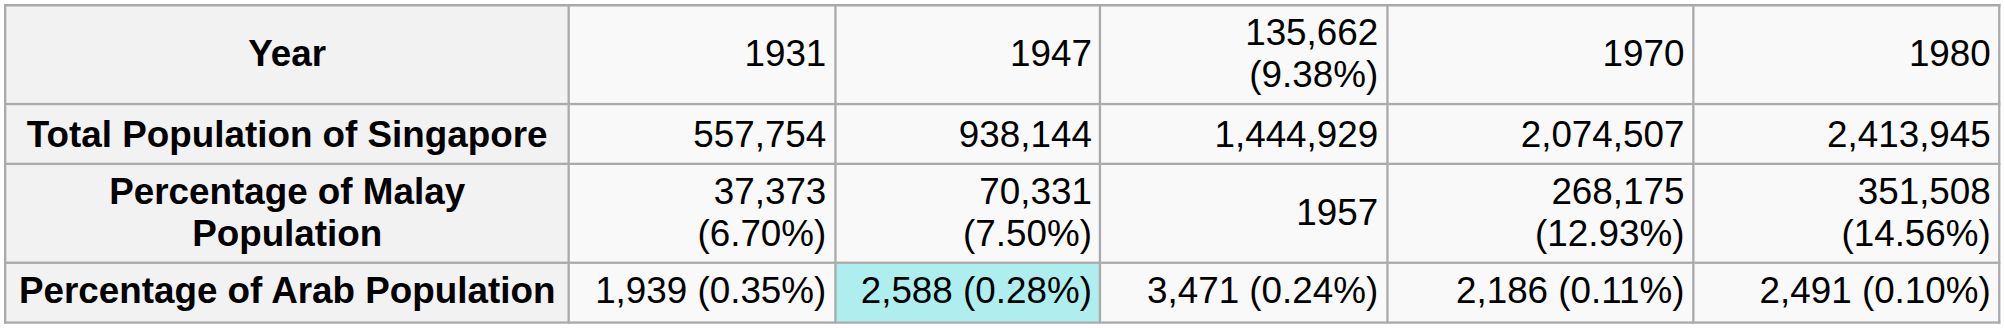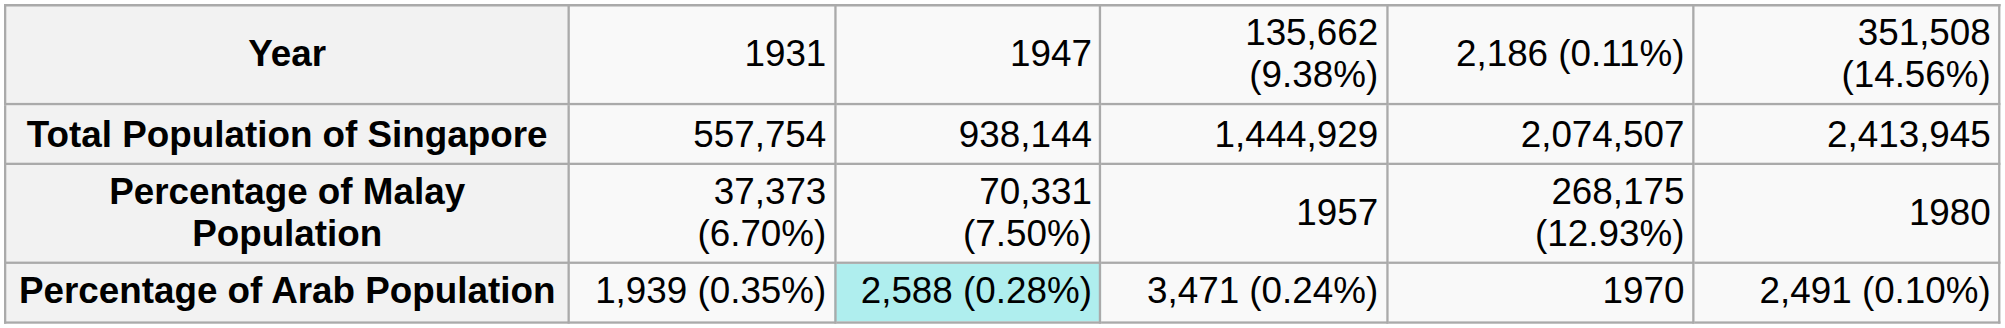(1644, 54) 1970 -> (1570, 54) 2,186 (0.11%)
(1950, 54) 1980 -> (1916, 54) 351,508 (14.56%)
(1916, 212) 351,508 (14.56%) -> (1950, 212) 1980
(1570, 291) 2,186 (0.11%) -> (1644, 291) 1970
